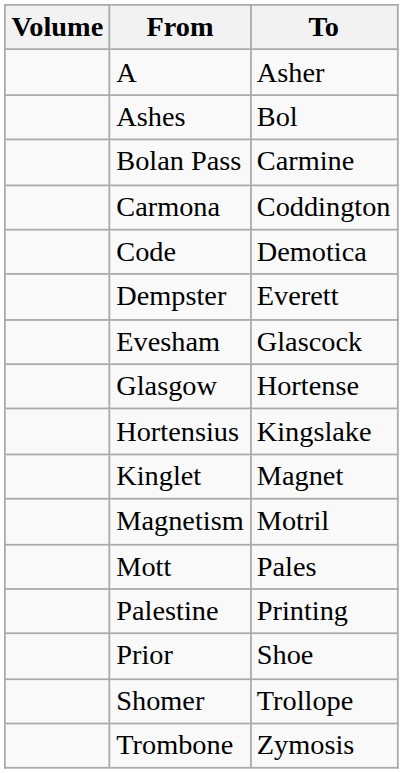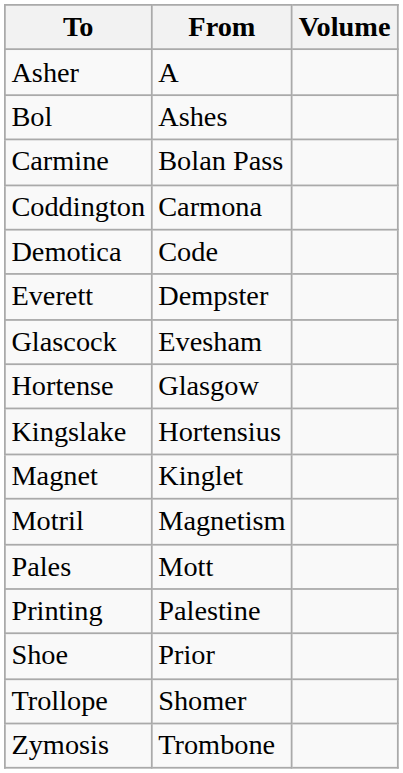columns swapped: (57, 26) <-> (324, 26)
